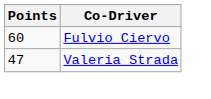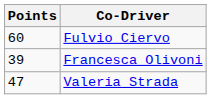+ row: (133, 60)
